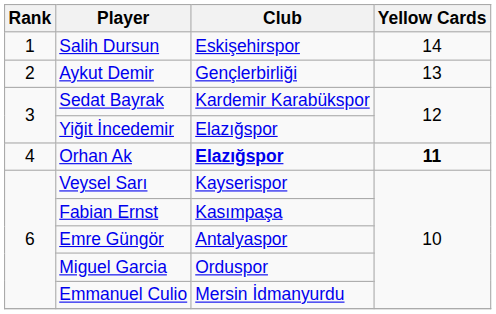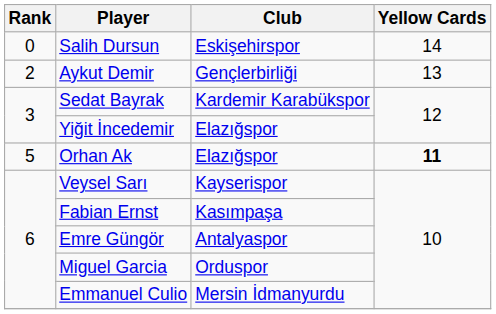(30, 45) 1 -> (30, 45) 0
(30, 156) 4 -> (30, 156) 5
(239, 156) bold -> (236, 156) normal
